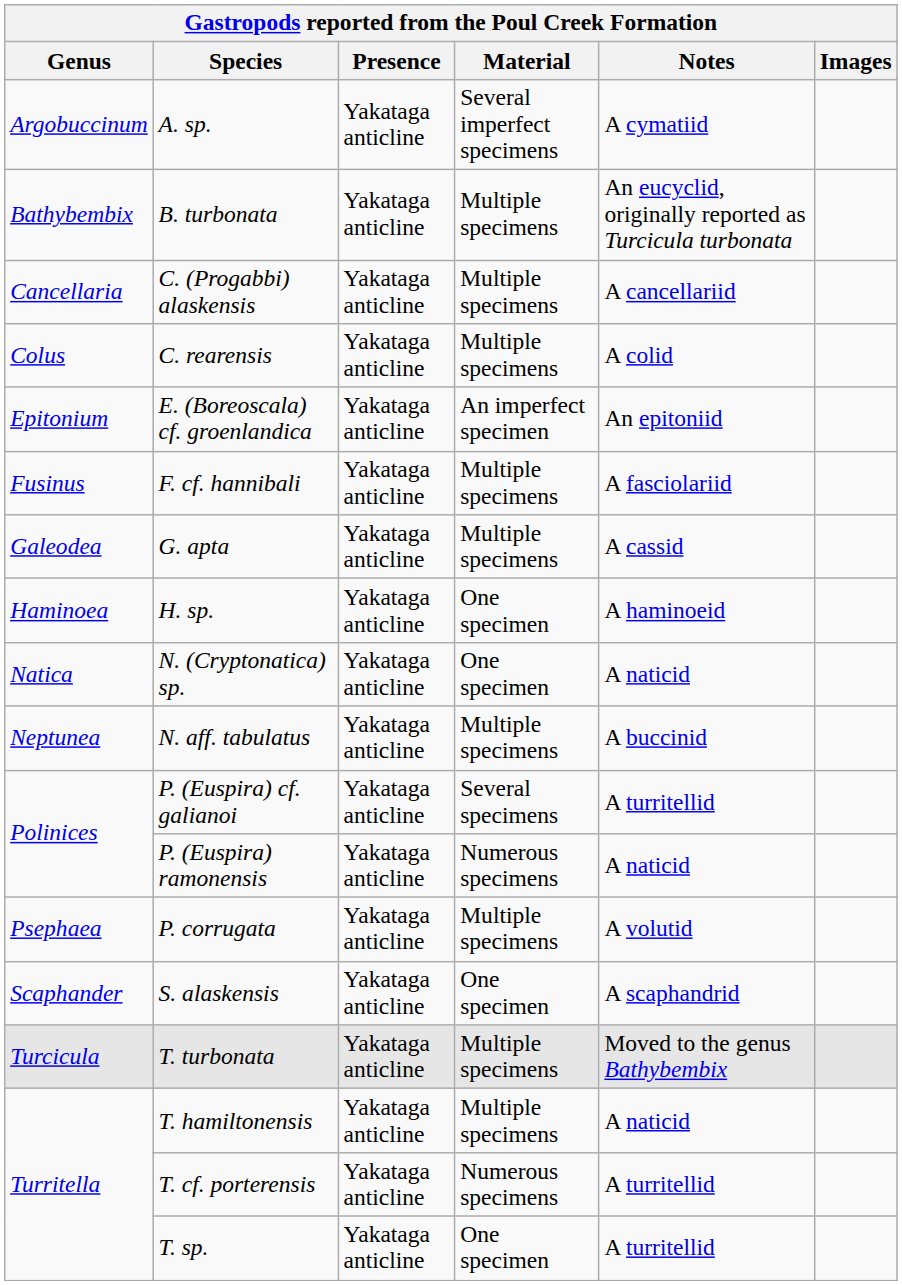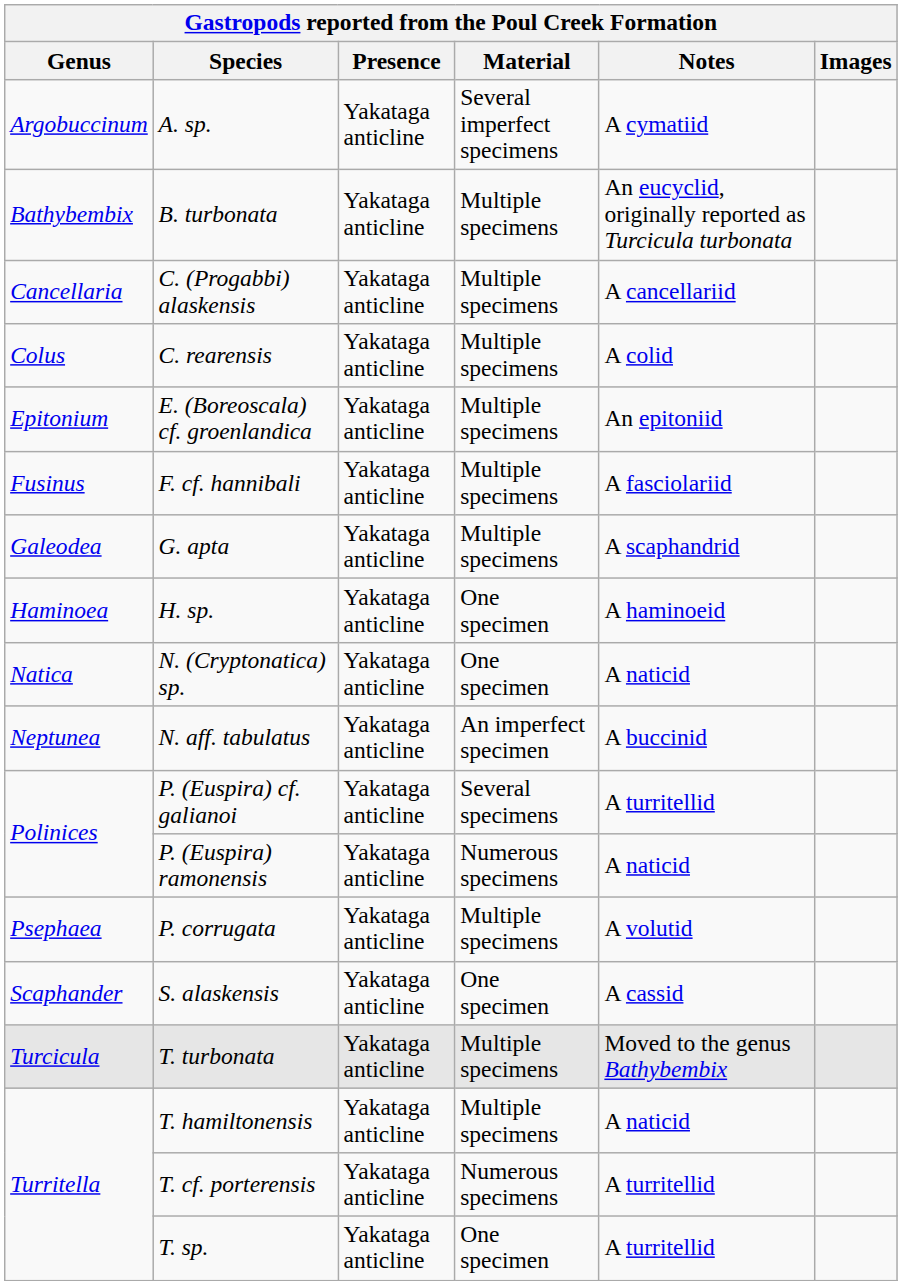(523, 418) An imperfect specimen -> (509, 418) Multiple specimens
(644, 546) A cassid -> (672, 546) A scaphandrid
(509, 737) Multiple specimens -> (523, 737) An imperfect specimen
(672, 992) A scaphandrid -> (644, 992) A cassid
